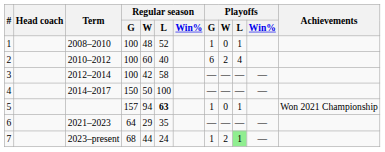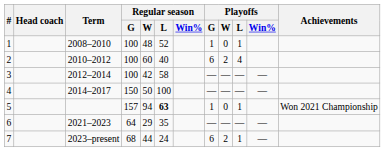(212, 138) 1 -> (212, 138) 6
(240, 138) lightgreen background -> (240, 138) no background
